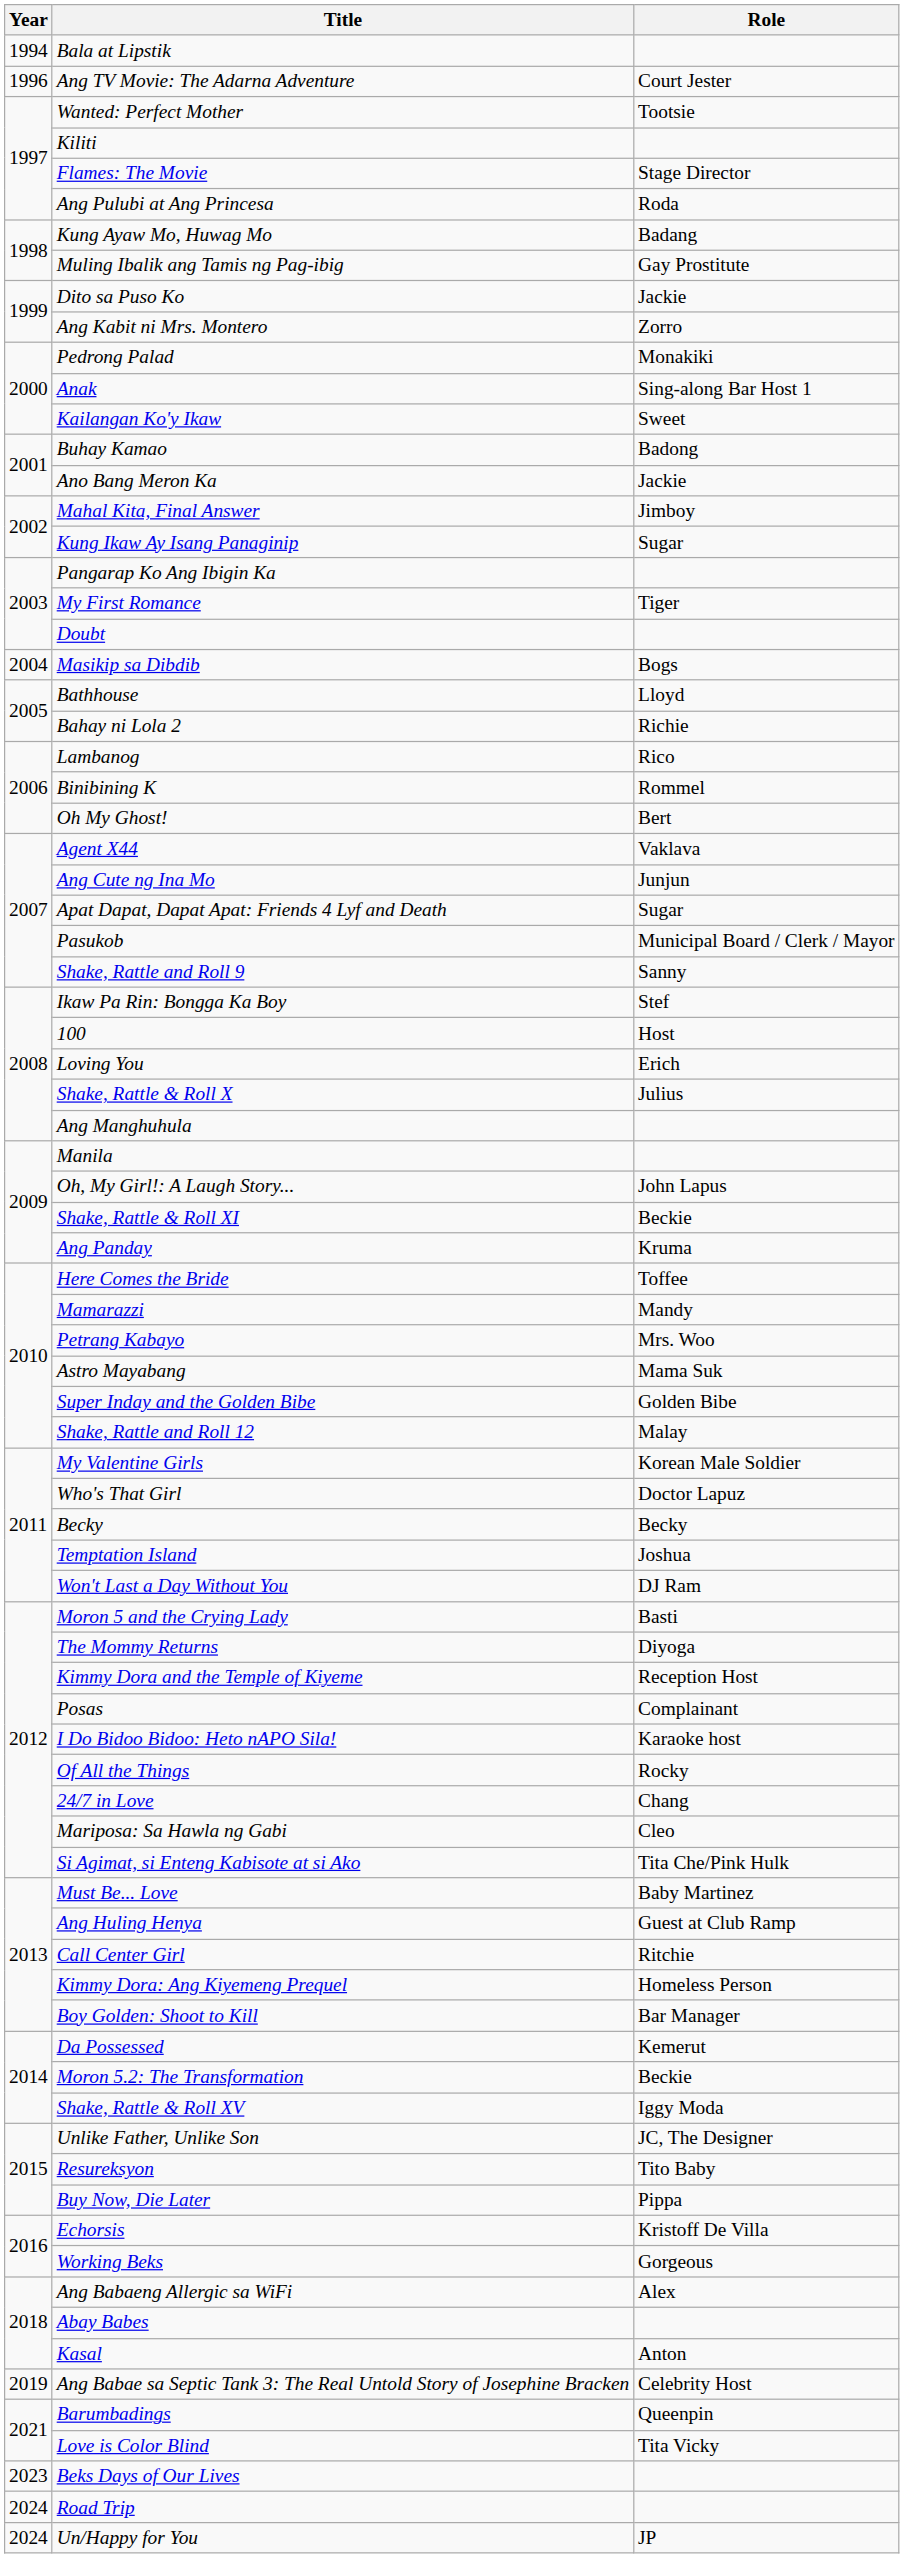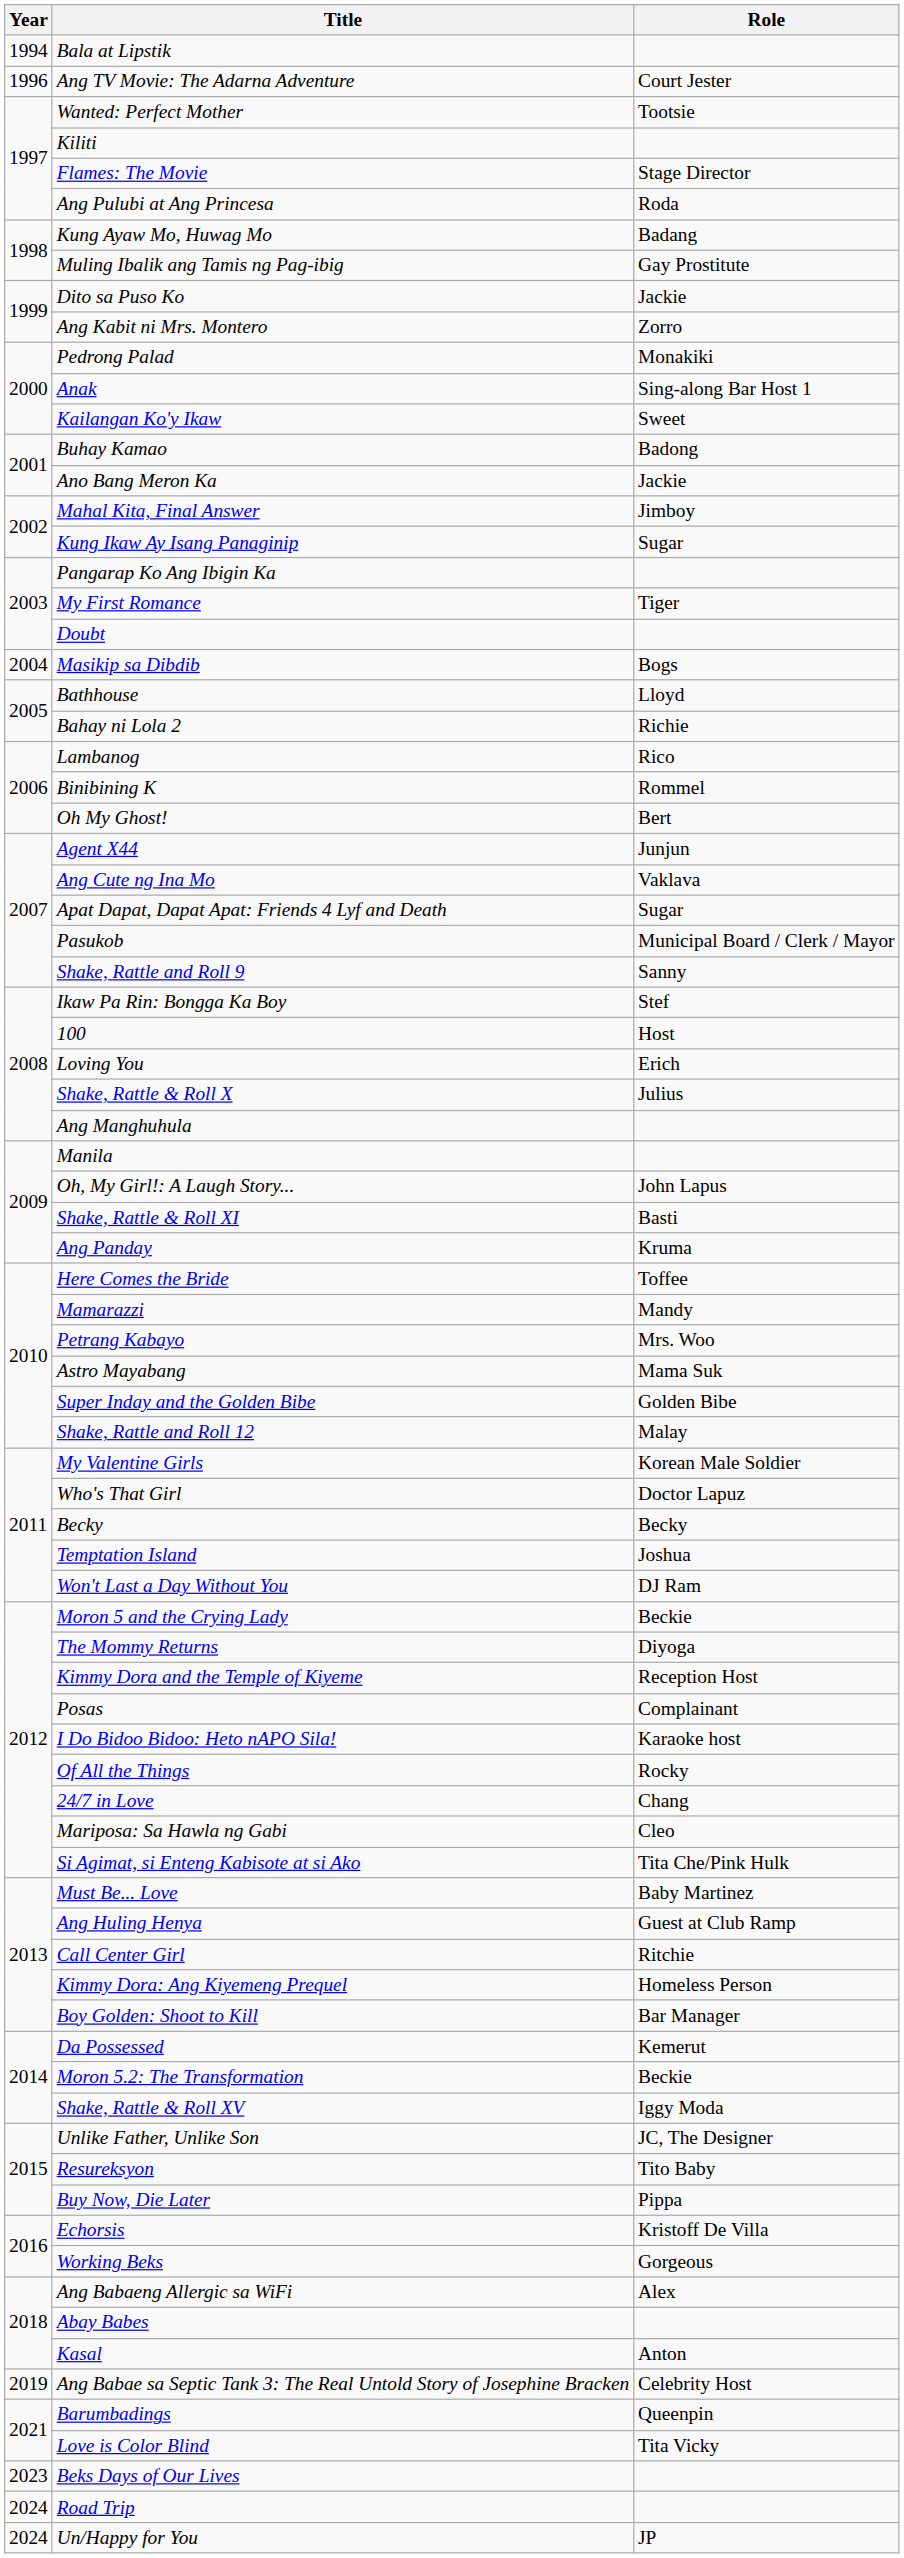(669, 848) Vaklava -> (664, 848) Junjun
(664, 879) Junjun -> (669, 879) Vaklava
(665, 1217) Beckie -> (658, 1217) Basti
(658, 1616) Basti -> (665, 1616) Beckie
